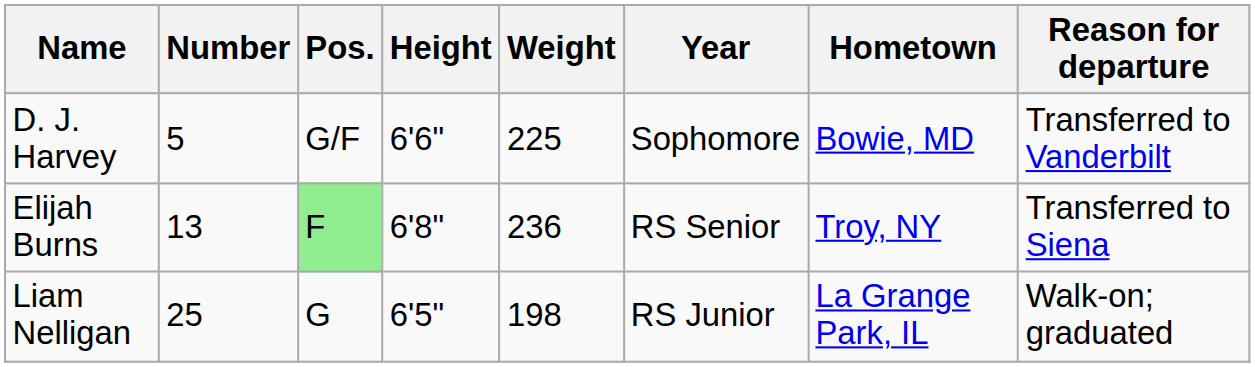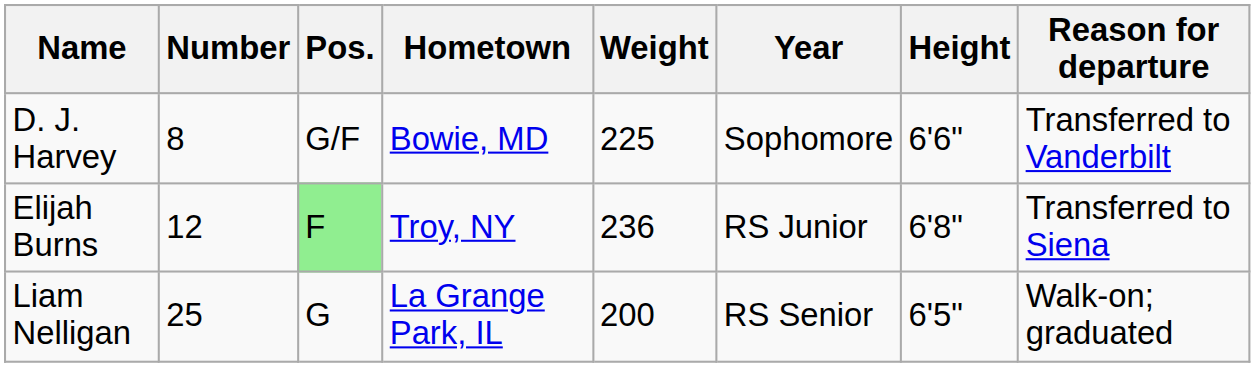columns swapped: (441, 48) <-> (913, 48)
(175, 137) 5 -> (175, 137) 8
(185, 226) 13 -> (185, 226) 12
(706, 226) RS Senior -> (796, 226) RS Junior
(534, 315) 198 -> (627, 315) 200
(703, 315) RS Junior -> (799, 315) RS Senior
